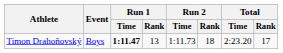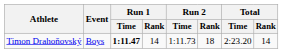(154, 41) 13 -> (154, 41) 14
(266, 41) 17 -> (266, 41) 14
